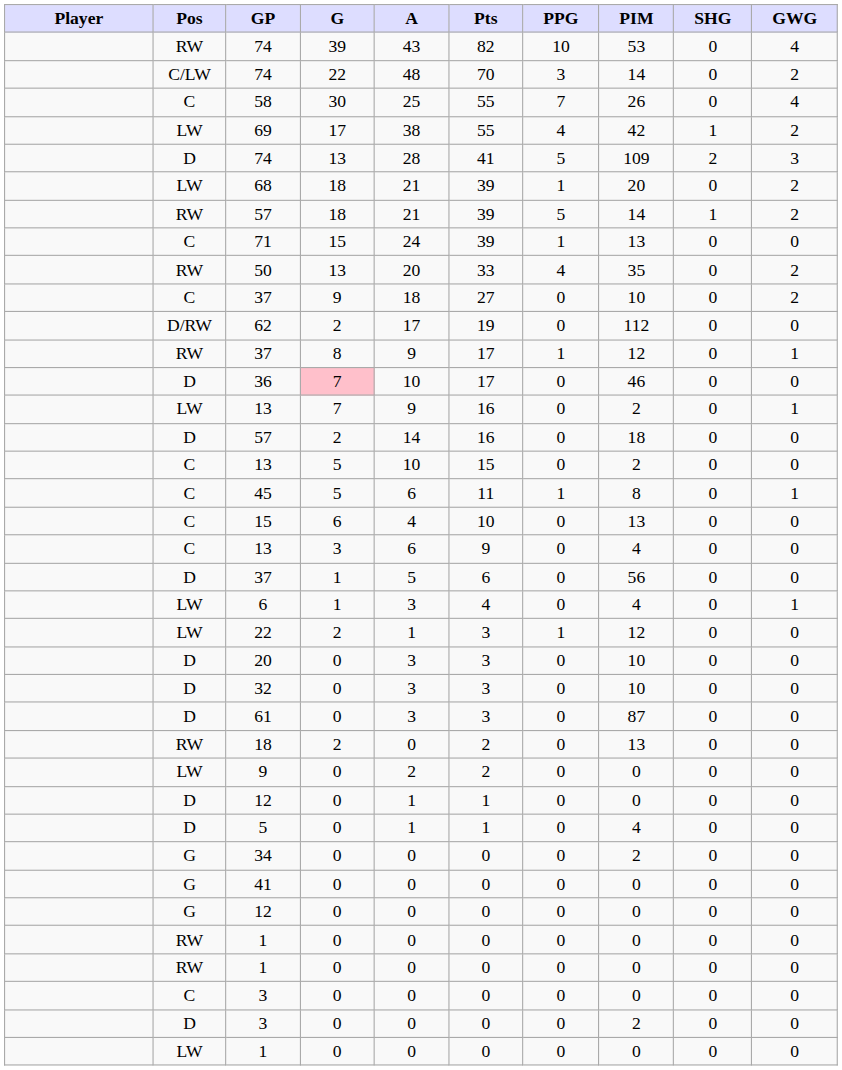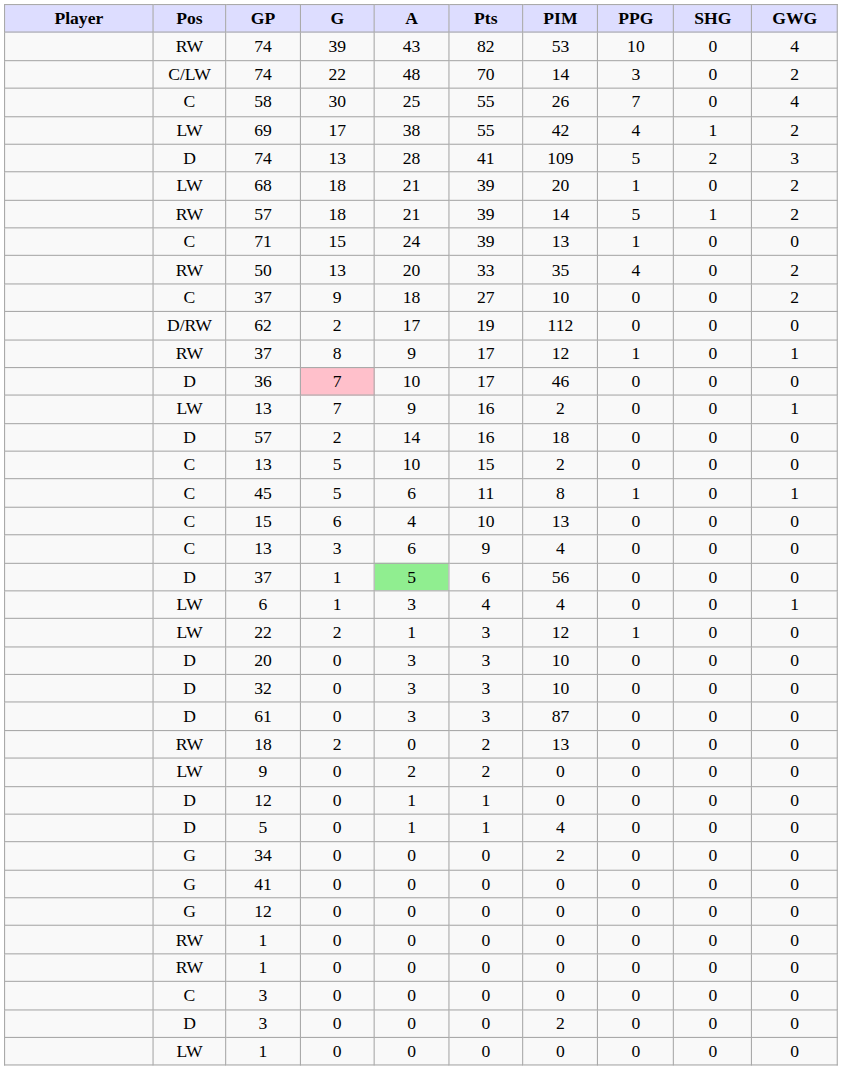columns swapped: (636, 18) <-> (561, 18)
(412, 576) no background -> (412, 576) lightgreen background
